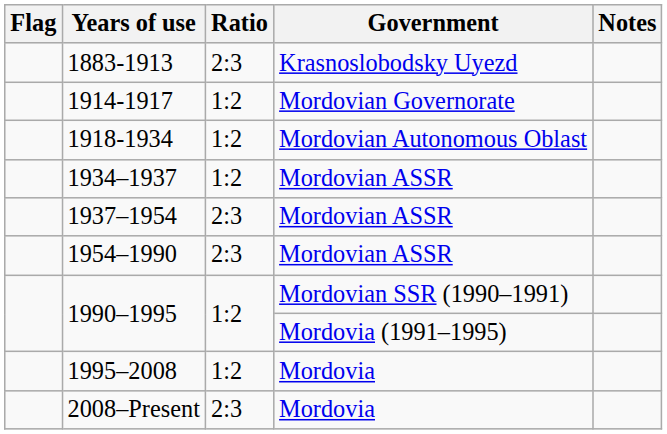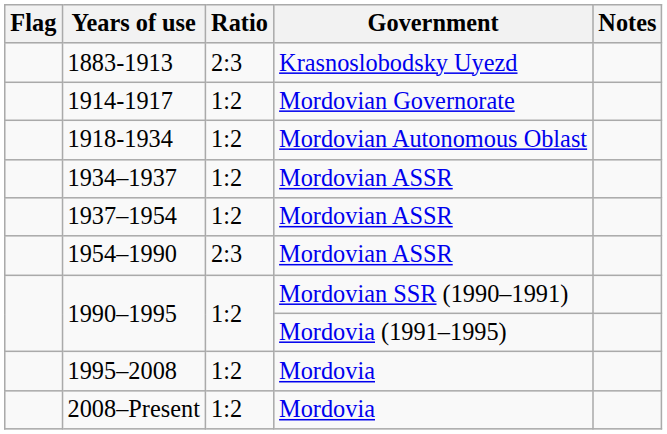(227, 216) 2:3 -> (227, 216) 1:2
(227, 409) 2:3 -> (227, 409) 1:2
